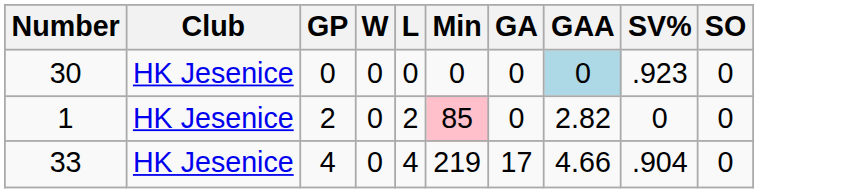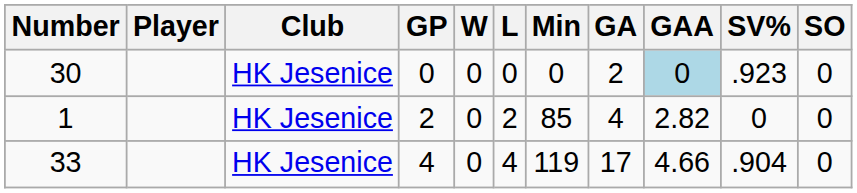+ column: (176, 27)
(516, 72) 0 -> (616, 72) 2
(457, 118) pink background -> (556, 118) no background
(516, 118) 0 -> (616, 118) 4
(457, 163) 219 -> (556, 163) 119
